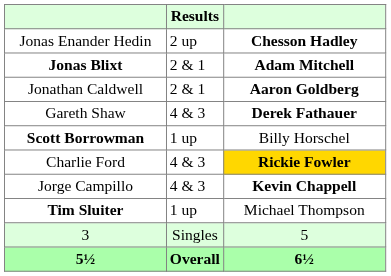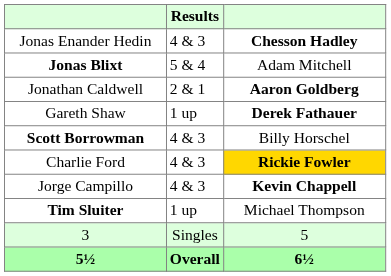(183, 40) 2 up -> (188, 40) 4 & 3
(188, 65) 2 & 1 -> (188, 65) 5 & 4
(304, 65) bold -> (304, 65) normal
(188, 113) 4 & 3 -> (183, 113) 1 up
(183, 137) 1 up -> (188, 137) 4 & 3
